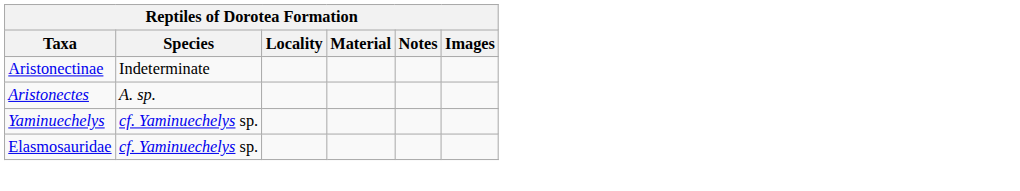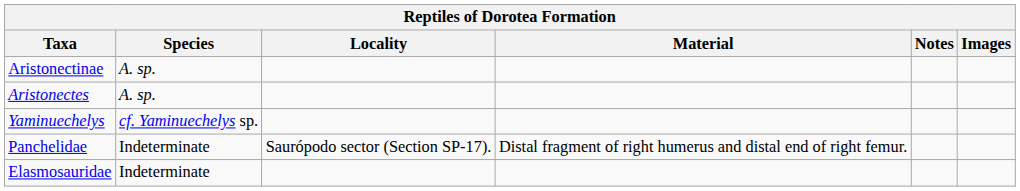(164, 69) Indeterminate -> (137, 69) A. sp.
+ row: (48, 146)
(189, 146) cf. Yaminuechelys sp. -> (164, 172) Indeterminate
